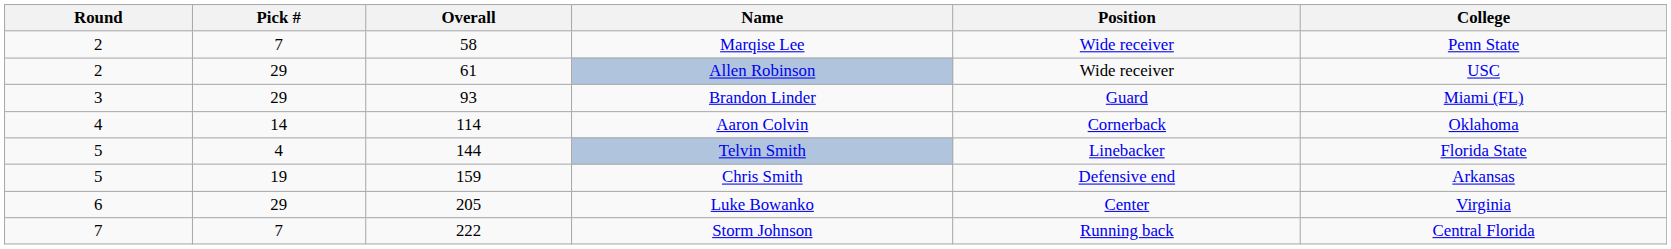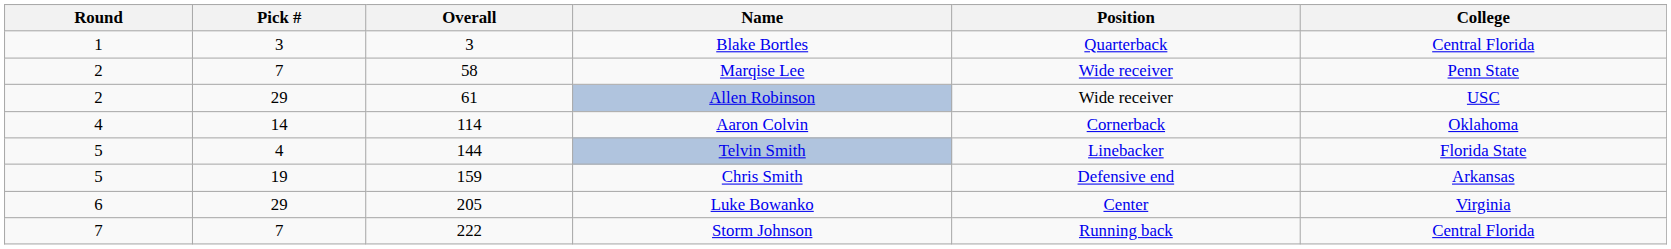+ row: (762, 44)
- row: (762, 97)
